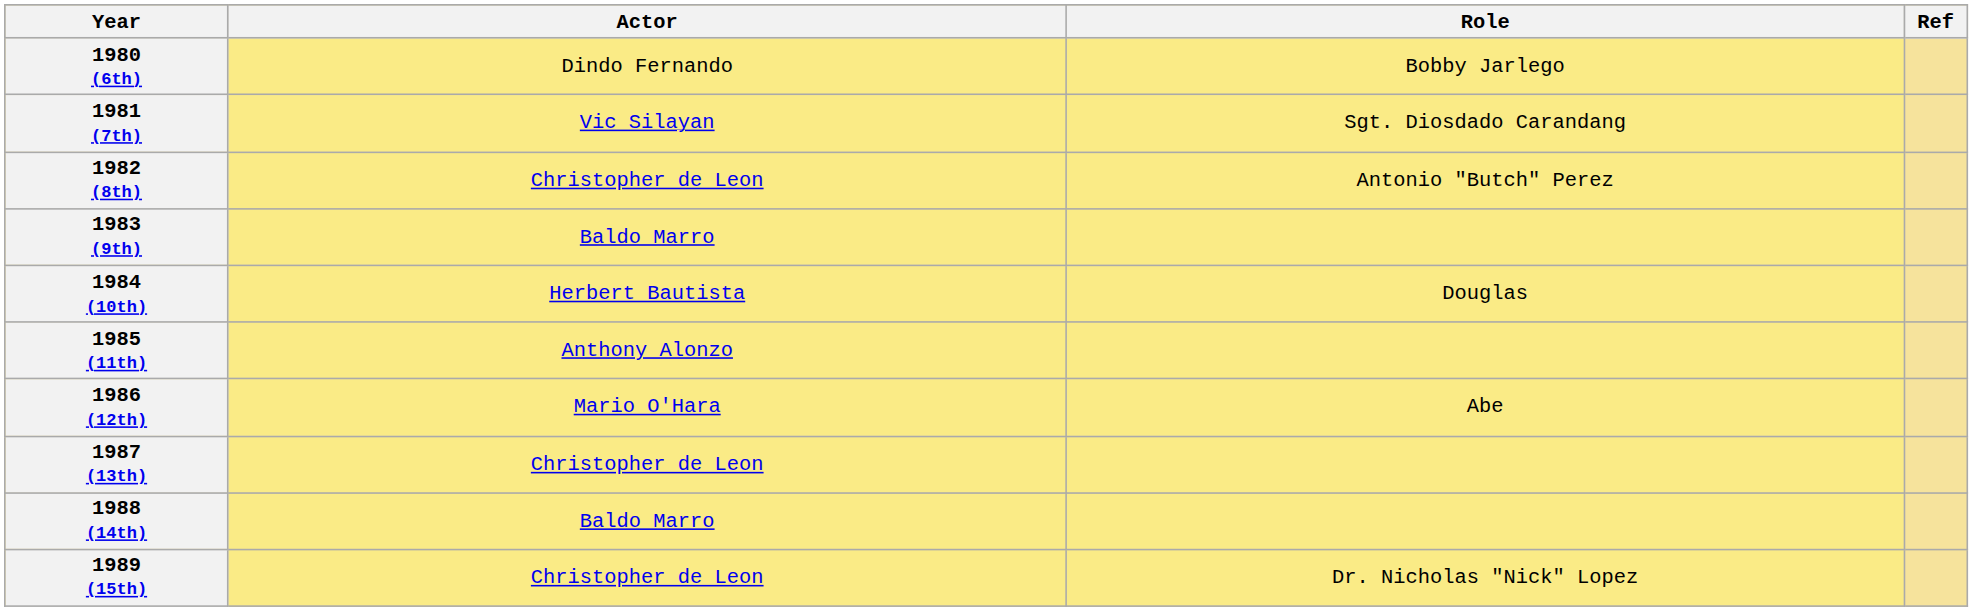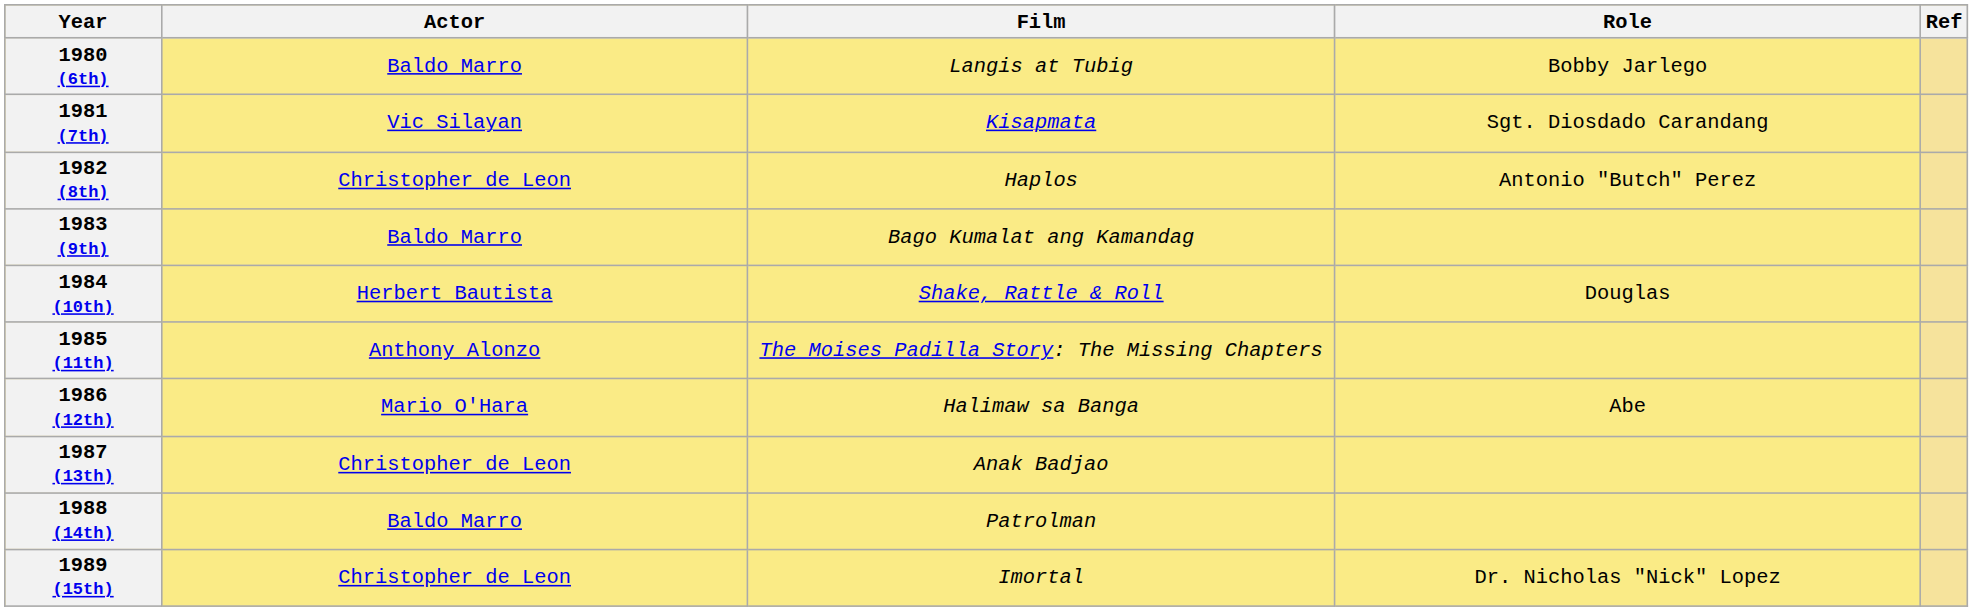+ column: (1041, 21)
(647, 66) Dindo Fernando -> (455, 66) Baldo Marro
